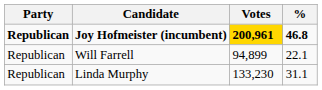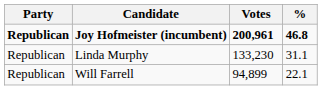(256, 34) gold background -> (256, 34) no background
rows swapped: (116, 74) <-> (109, 54)
